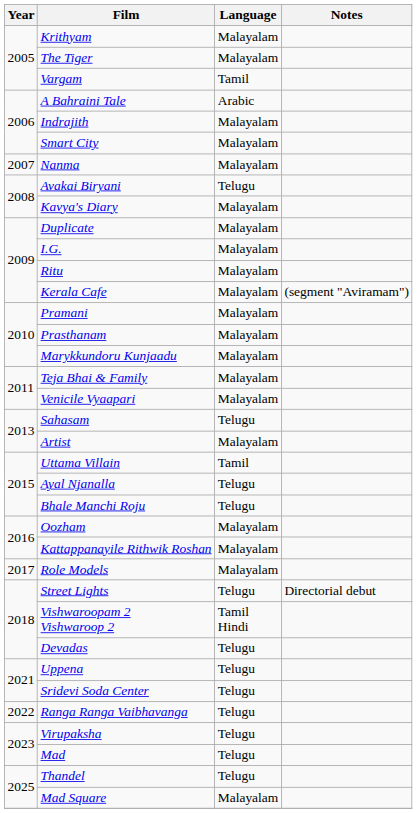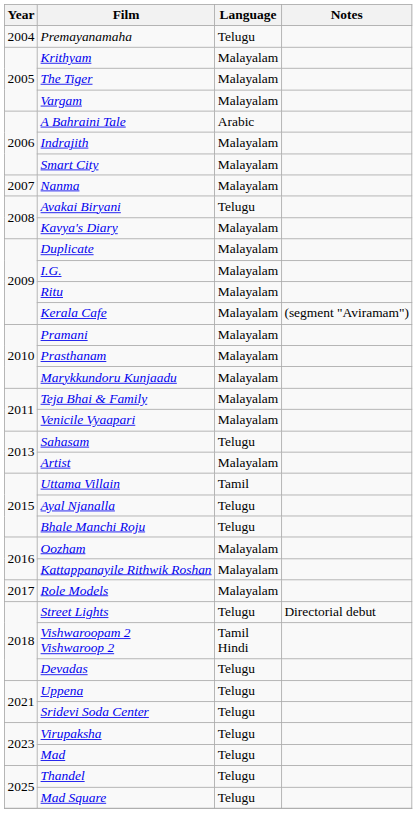+ row: (86, 36)
(233, 79) Tamil -> (248, 100) Malayalam
- row: (114, 712)
(248, 797) Malayalam -> (236, 797) Telugu
